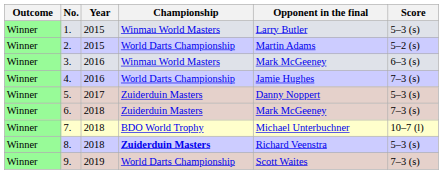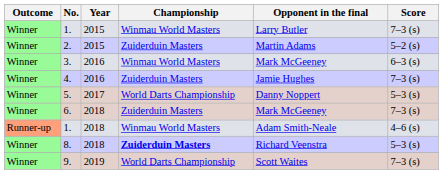(405, 29) 5–3 (s) -> (405, 29) 7–3 (s)
(178, 45) World Darts Championship -> (162, 45) Zuiderduin Masters
(178, 78) World Darts Championship -> (162, 78) Zuiderduin Masters
(162, 95) Zuiderduin Masters -> (178, 95) World Darts Championship
- row: (67, 128)
+ row: (67, 128)
